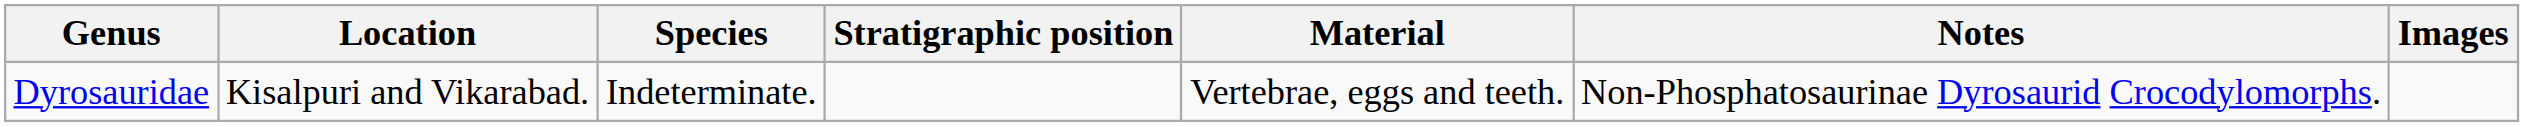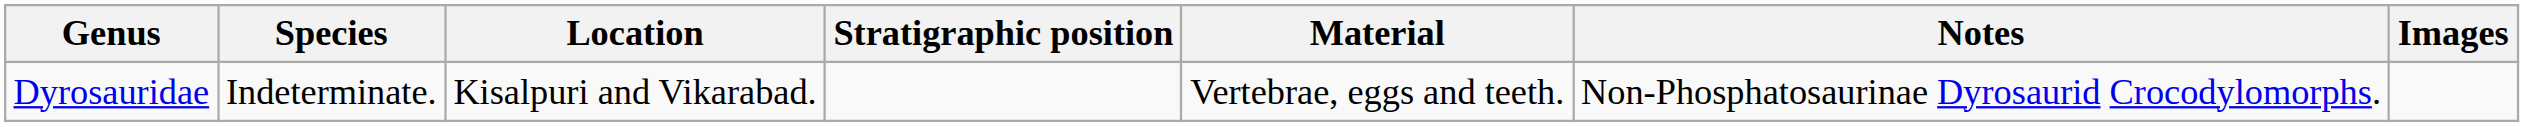columns swapped: (711, 33) <-> (408, 33)
